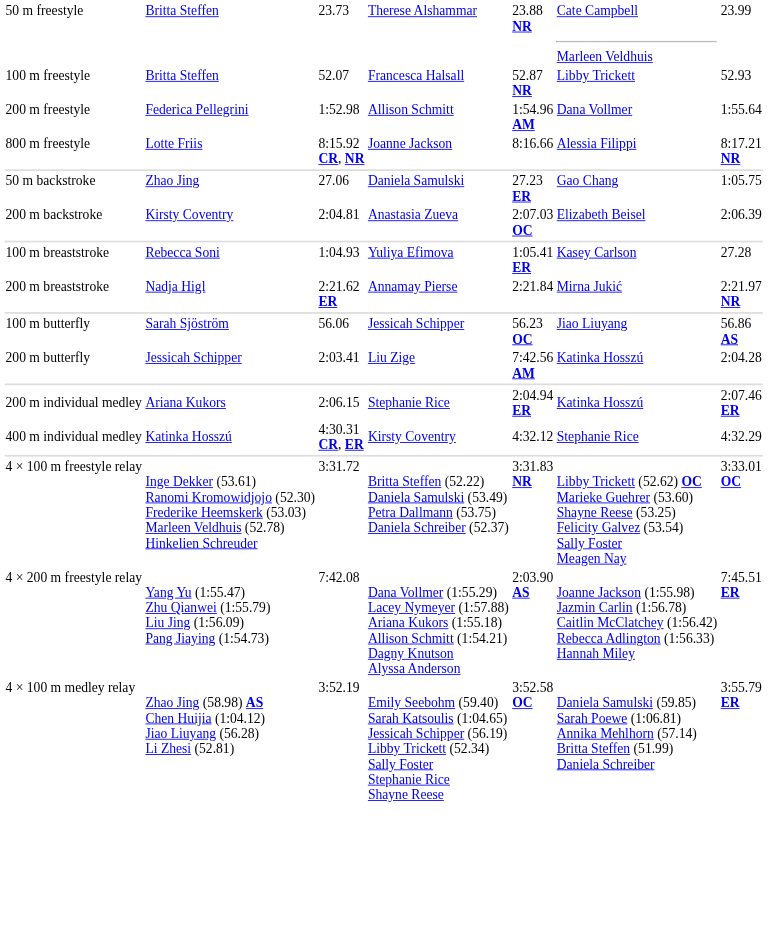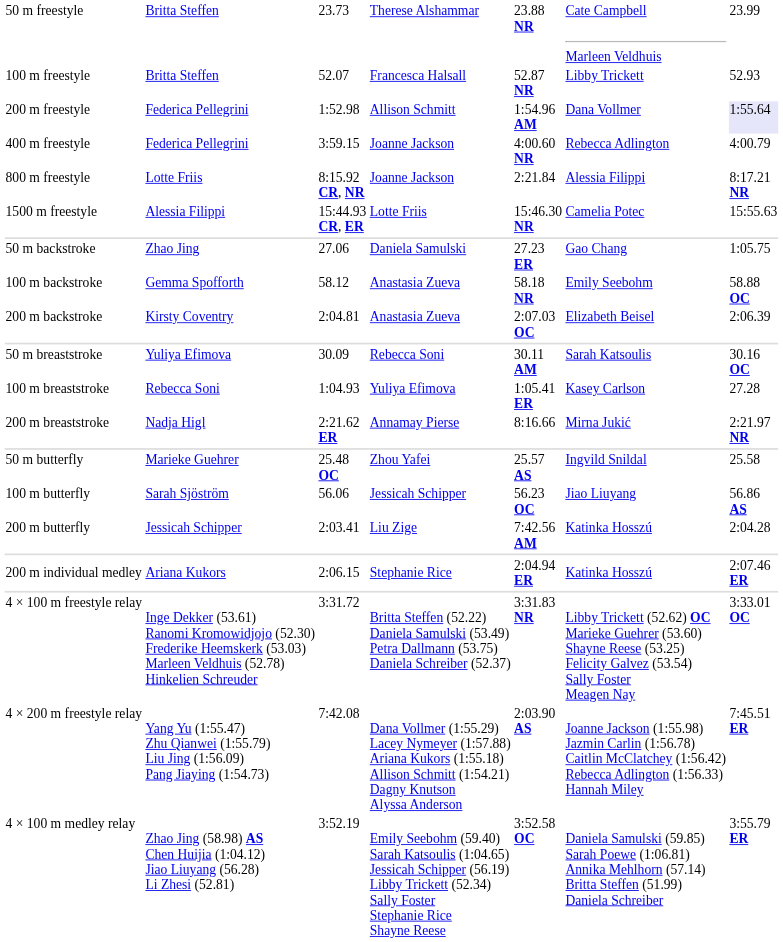(741, 109) no background -> (750, 109) lavender background
+ row: (48, 143)
(533, 143) 8:16.66 -> (535, 177) 2:21.84
+ row: (51, 211)
+ row: (54, 283)
+ row: (54, 354)
(533, 286) 2:21.84 -> (535, 422) 8:16.66
+ row: (44, 460)
- row: (74, 437)
